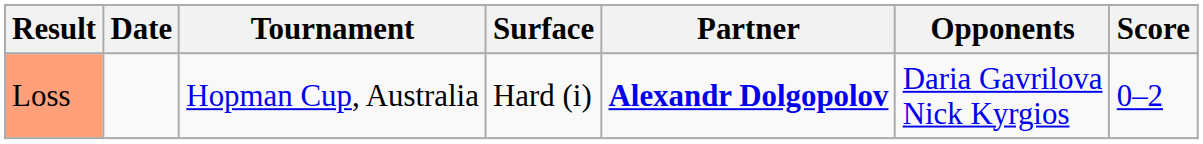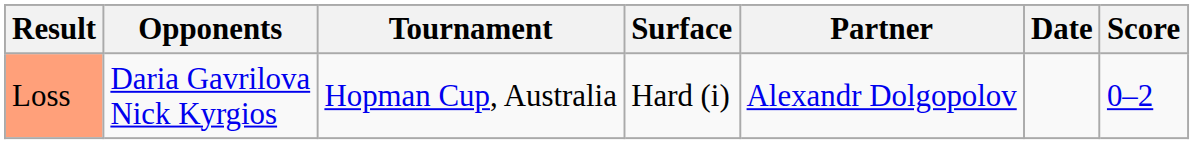columns swapped: (141, 28) <-> (1003, 28)
(748, 95) bold -> (882, 95) normal
